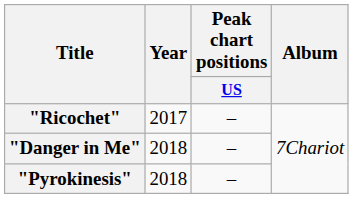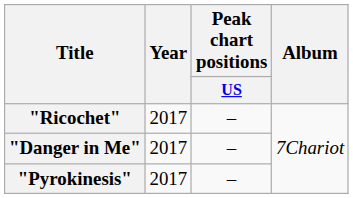(168, 148) 2018 -> (168, 148) 2017
(168, 178) 2018 -> (168, 178) 2017
